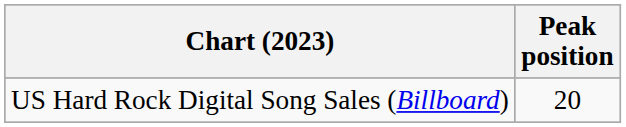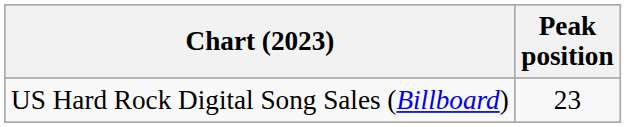(567, 99) 20 -> (567, 99) 23
